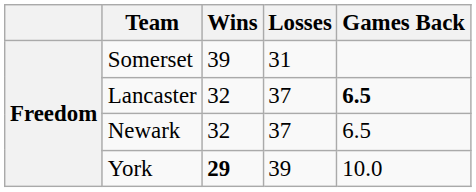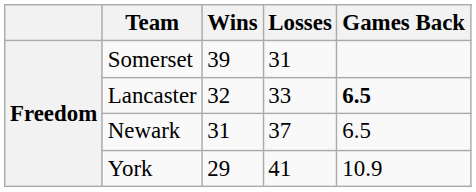(280, 95) 37 -> (280, 95) 33
(219, 131) 32 -> (219, 131) 31
(219, 167) bold -> (219, 167) normal
(280, 167) 39 -> (280, 167) 41
(362, 167) 10.0 -> (362, 167) 10.9
